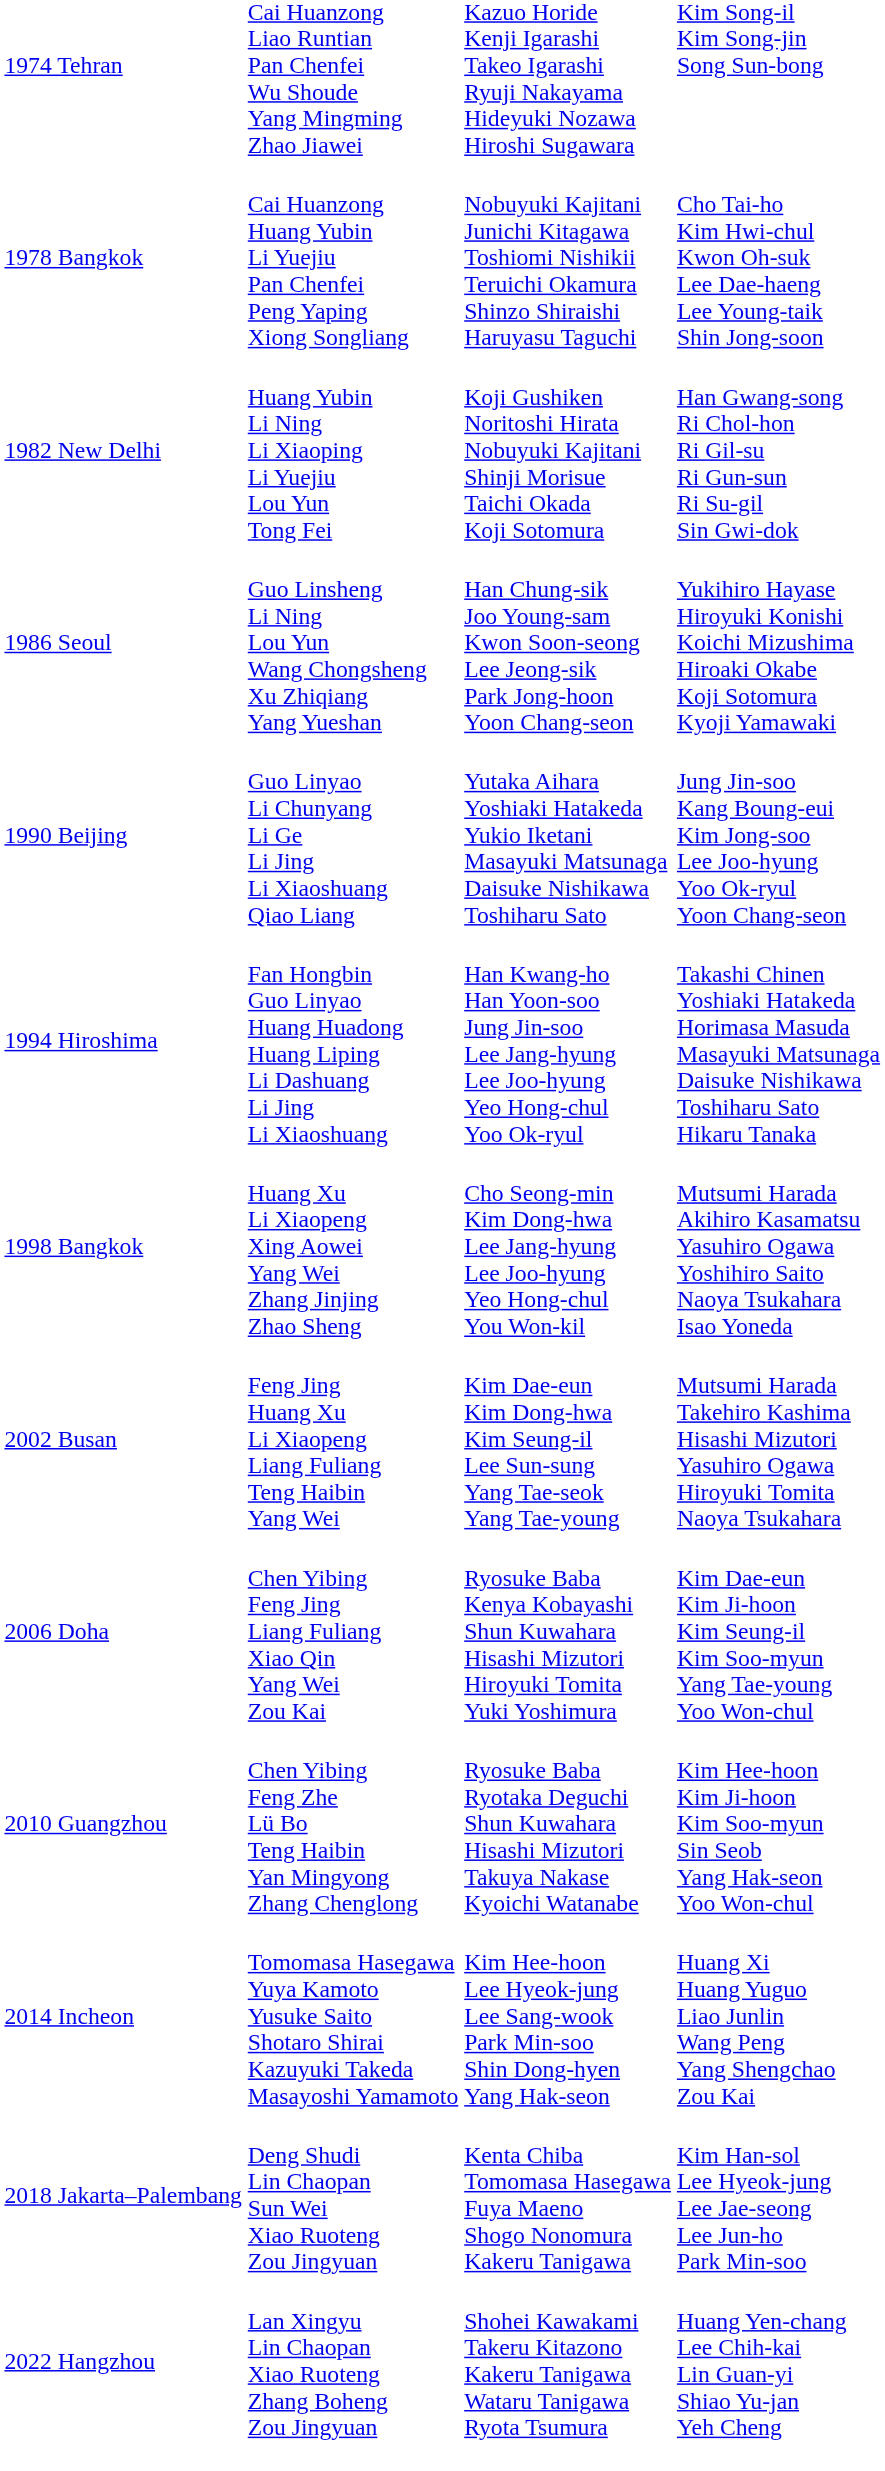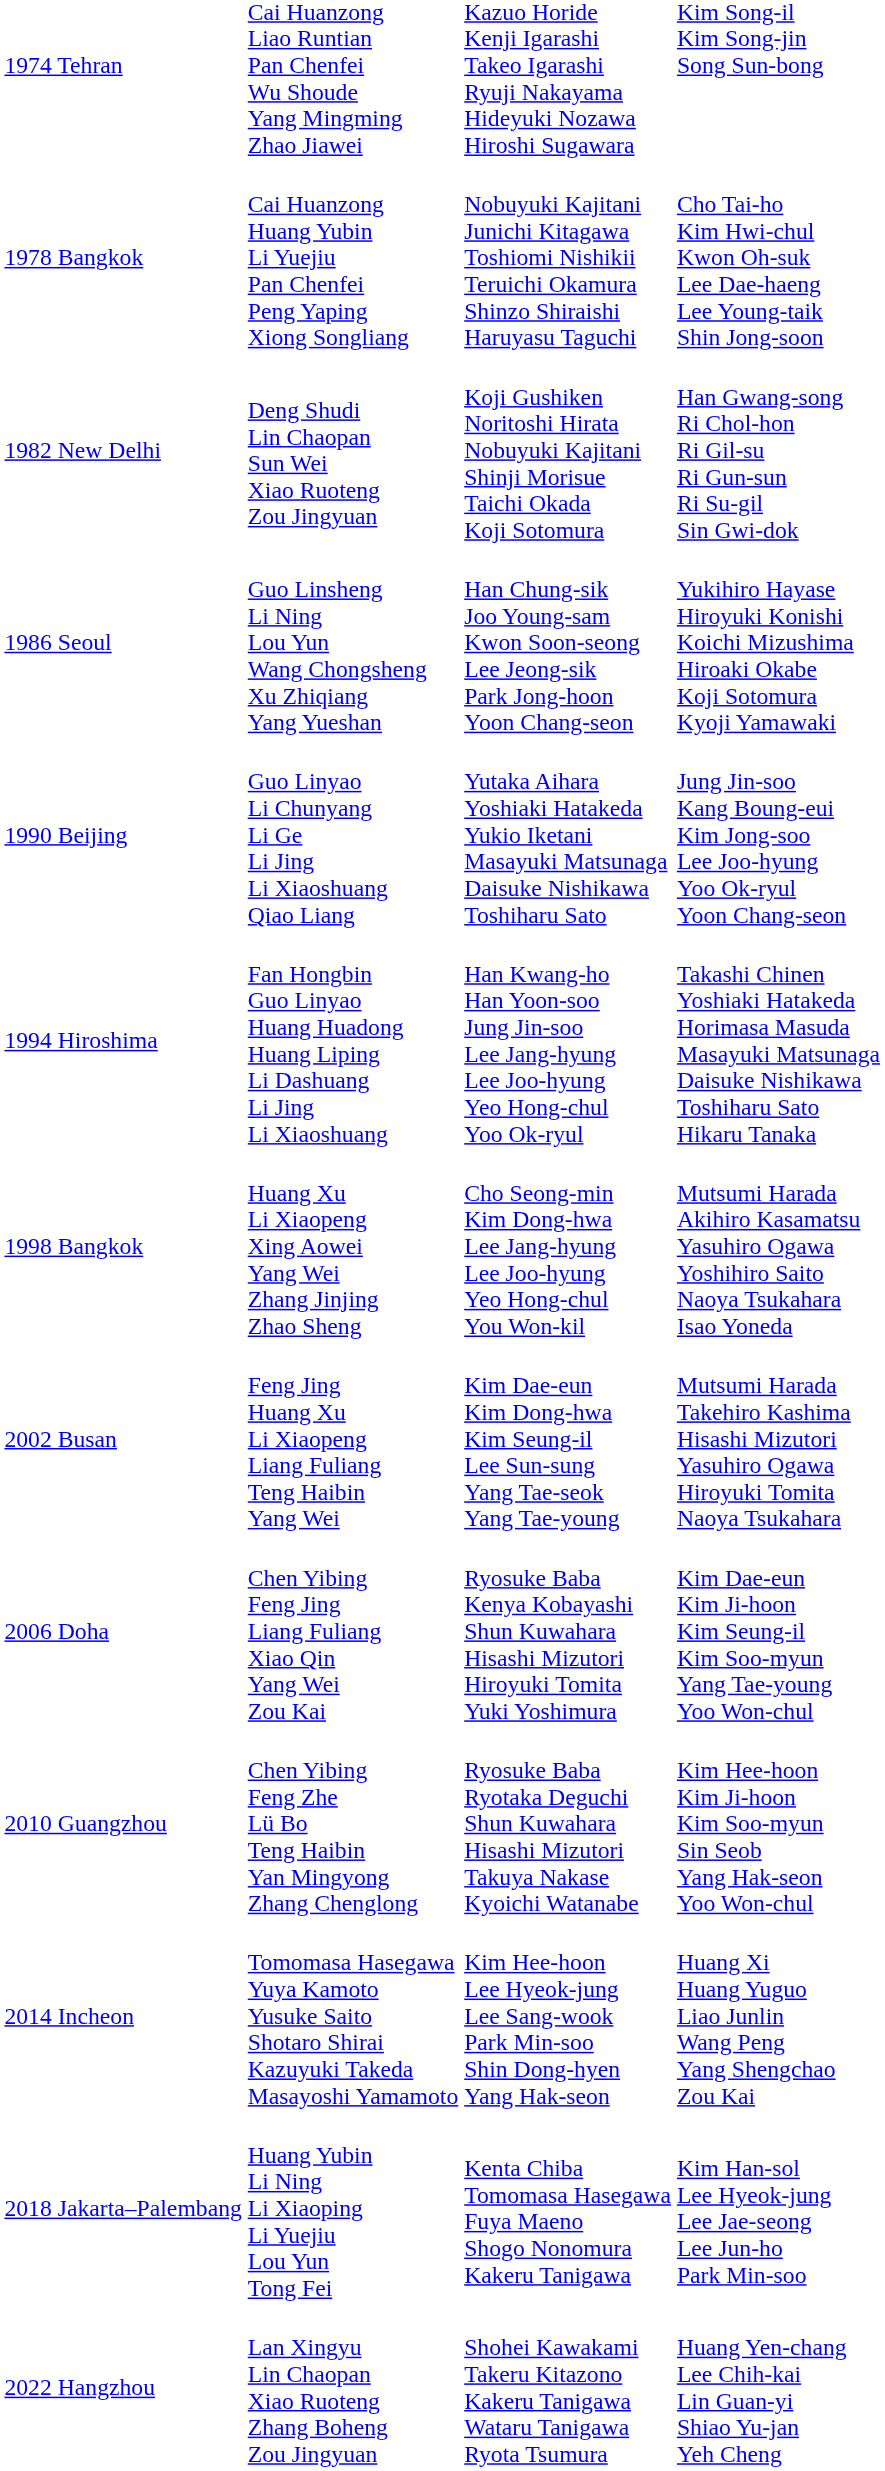(310, 463) Huang Yubin Li Ning Li Xiaoping Li Yuejiu Lou Yun Tong Fei -> (314, 463) Deng Shudi Lin Chaopan Sun Wei Xiao Ruoteng Zou Jingyuan
(314, 2208) Deng Shudi Lin Chaopan Sun Wei Xiao Ruoteng Zou Jingyuan -> (310, 2221) Huang Yubin Li Ning Li Xiaoping Li Yuejiu Lou Yun Tong Fei
